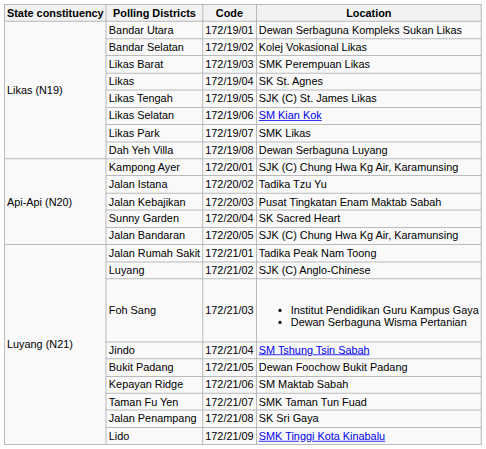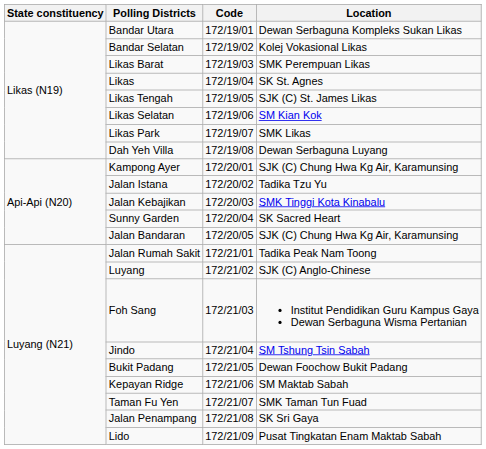(350, 201) Pusat Tingkatan Enam Maktab Sabah -> (322, 201) SMK Tinggi Kota Kinabalu
(322, 436) SMK Tinggi Kota Kinabalu -> (350, 436) Pusat Tingkatan Enam Maktab Sabah
